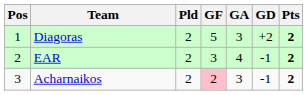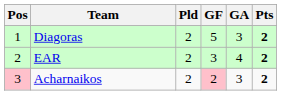- column: (266, 15)
(18, 79) no background -> (18, 79) pink background
